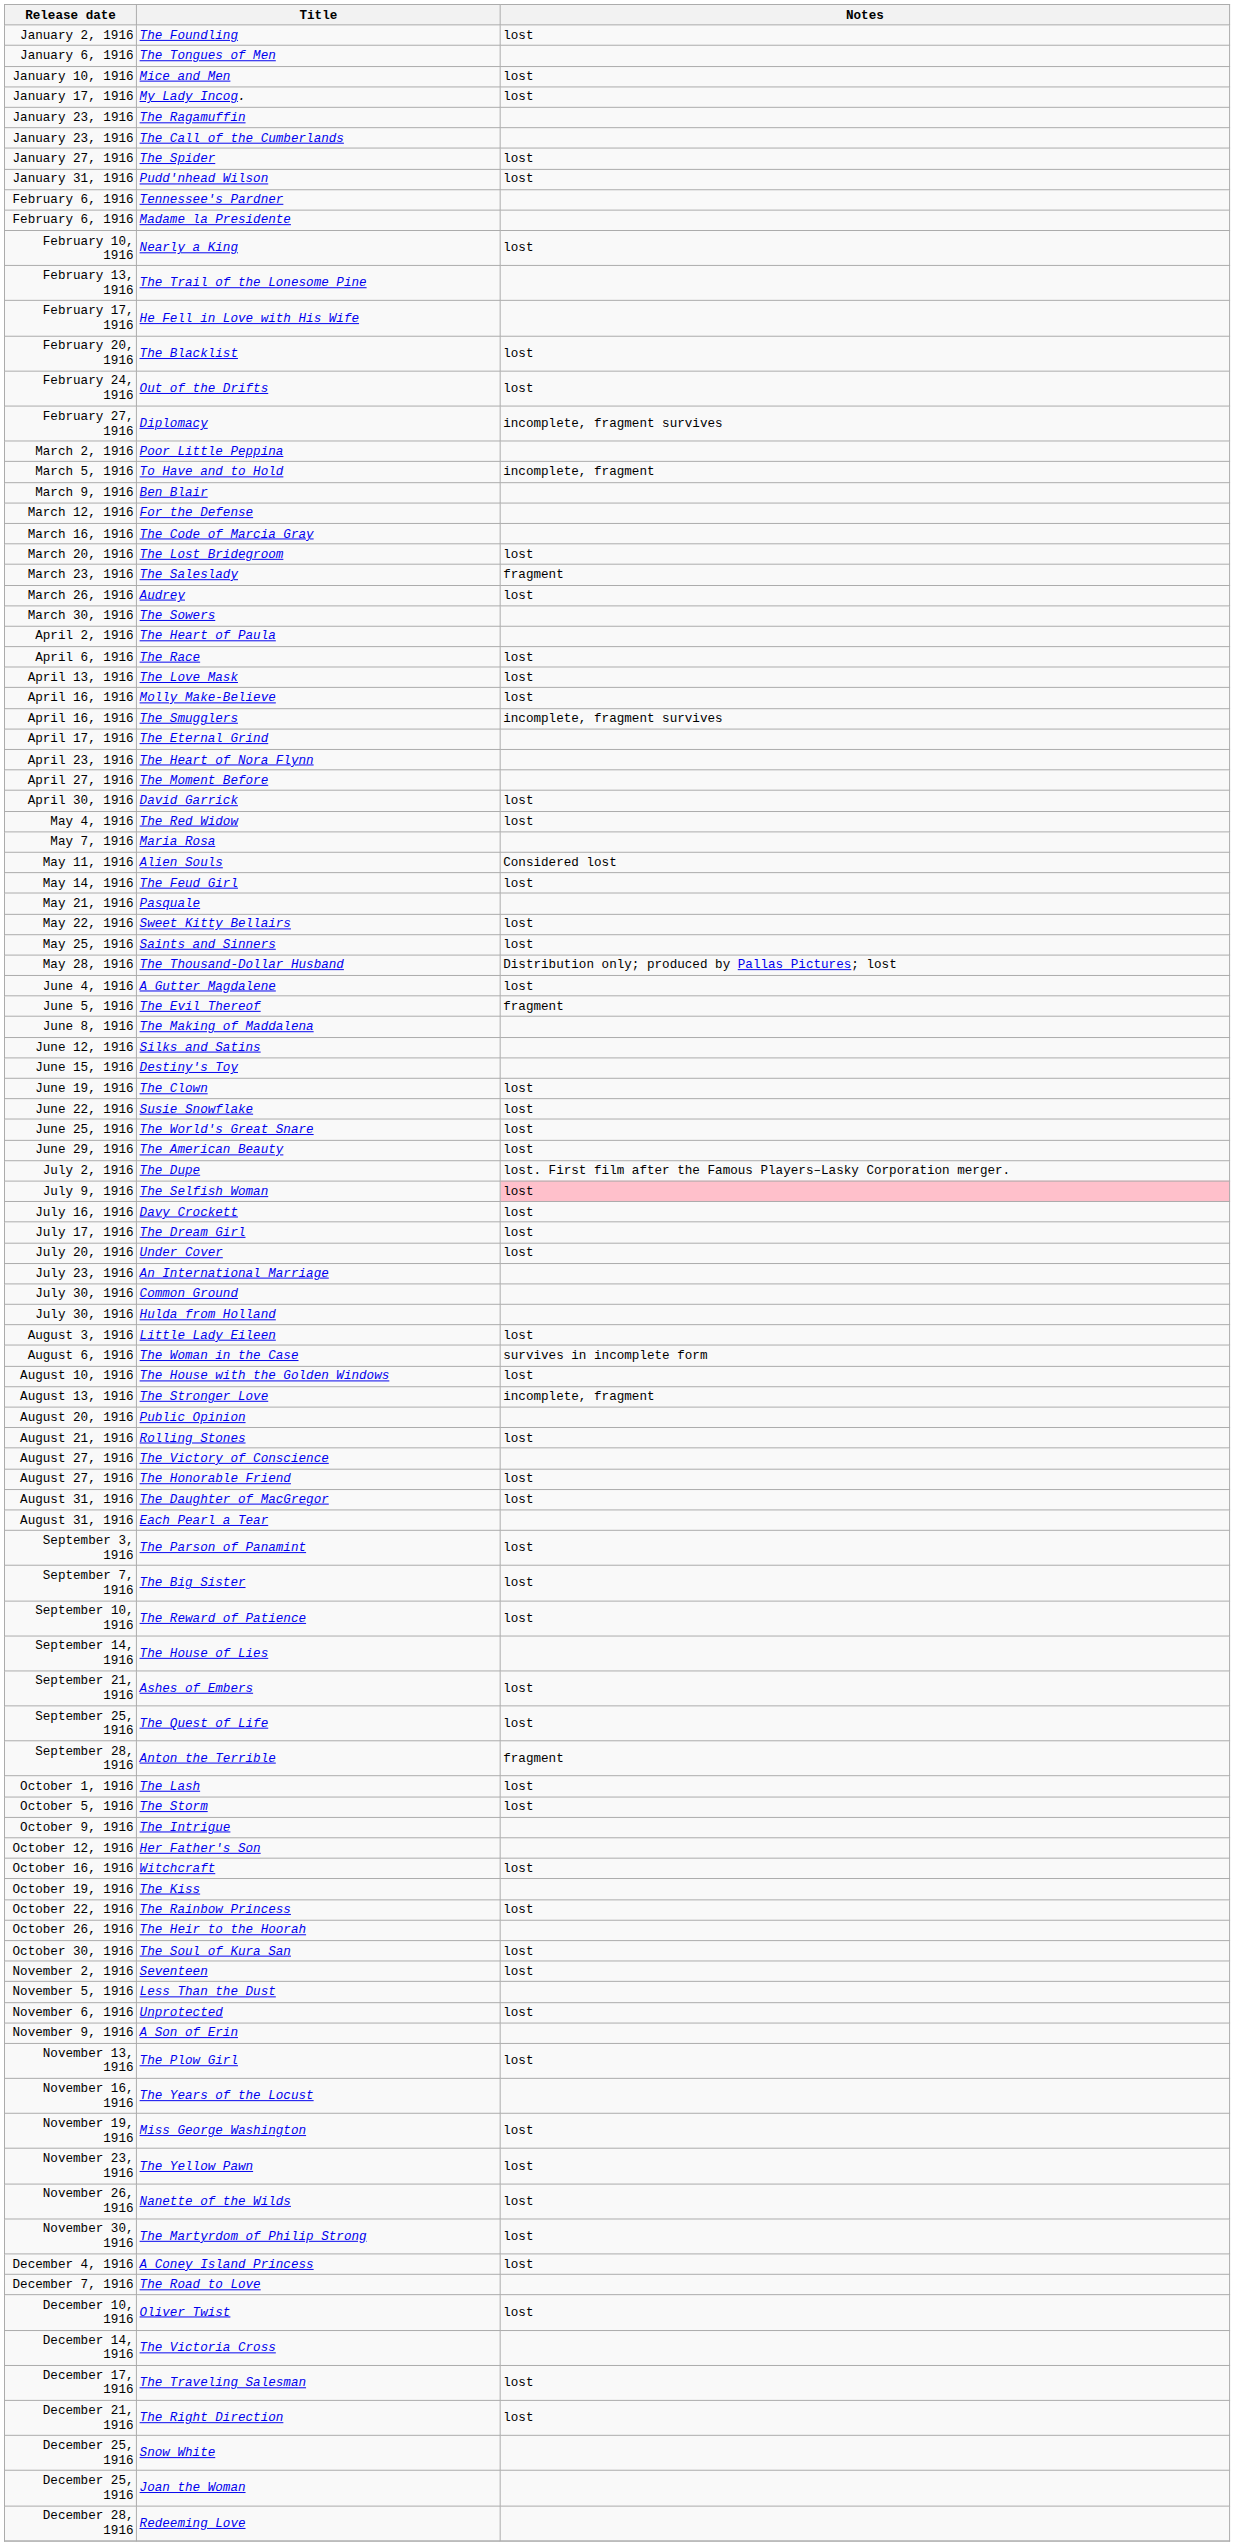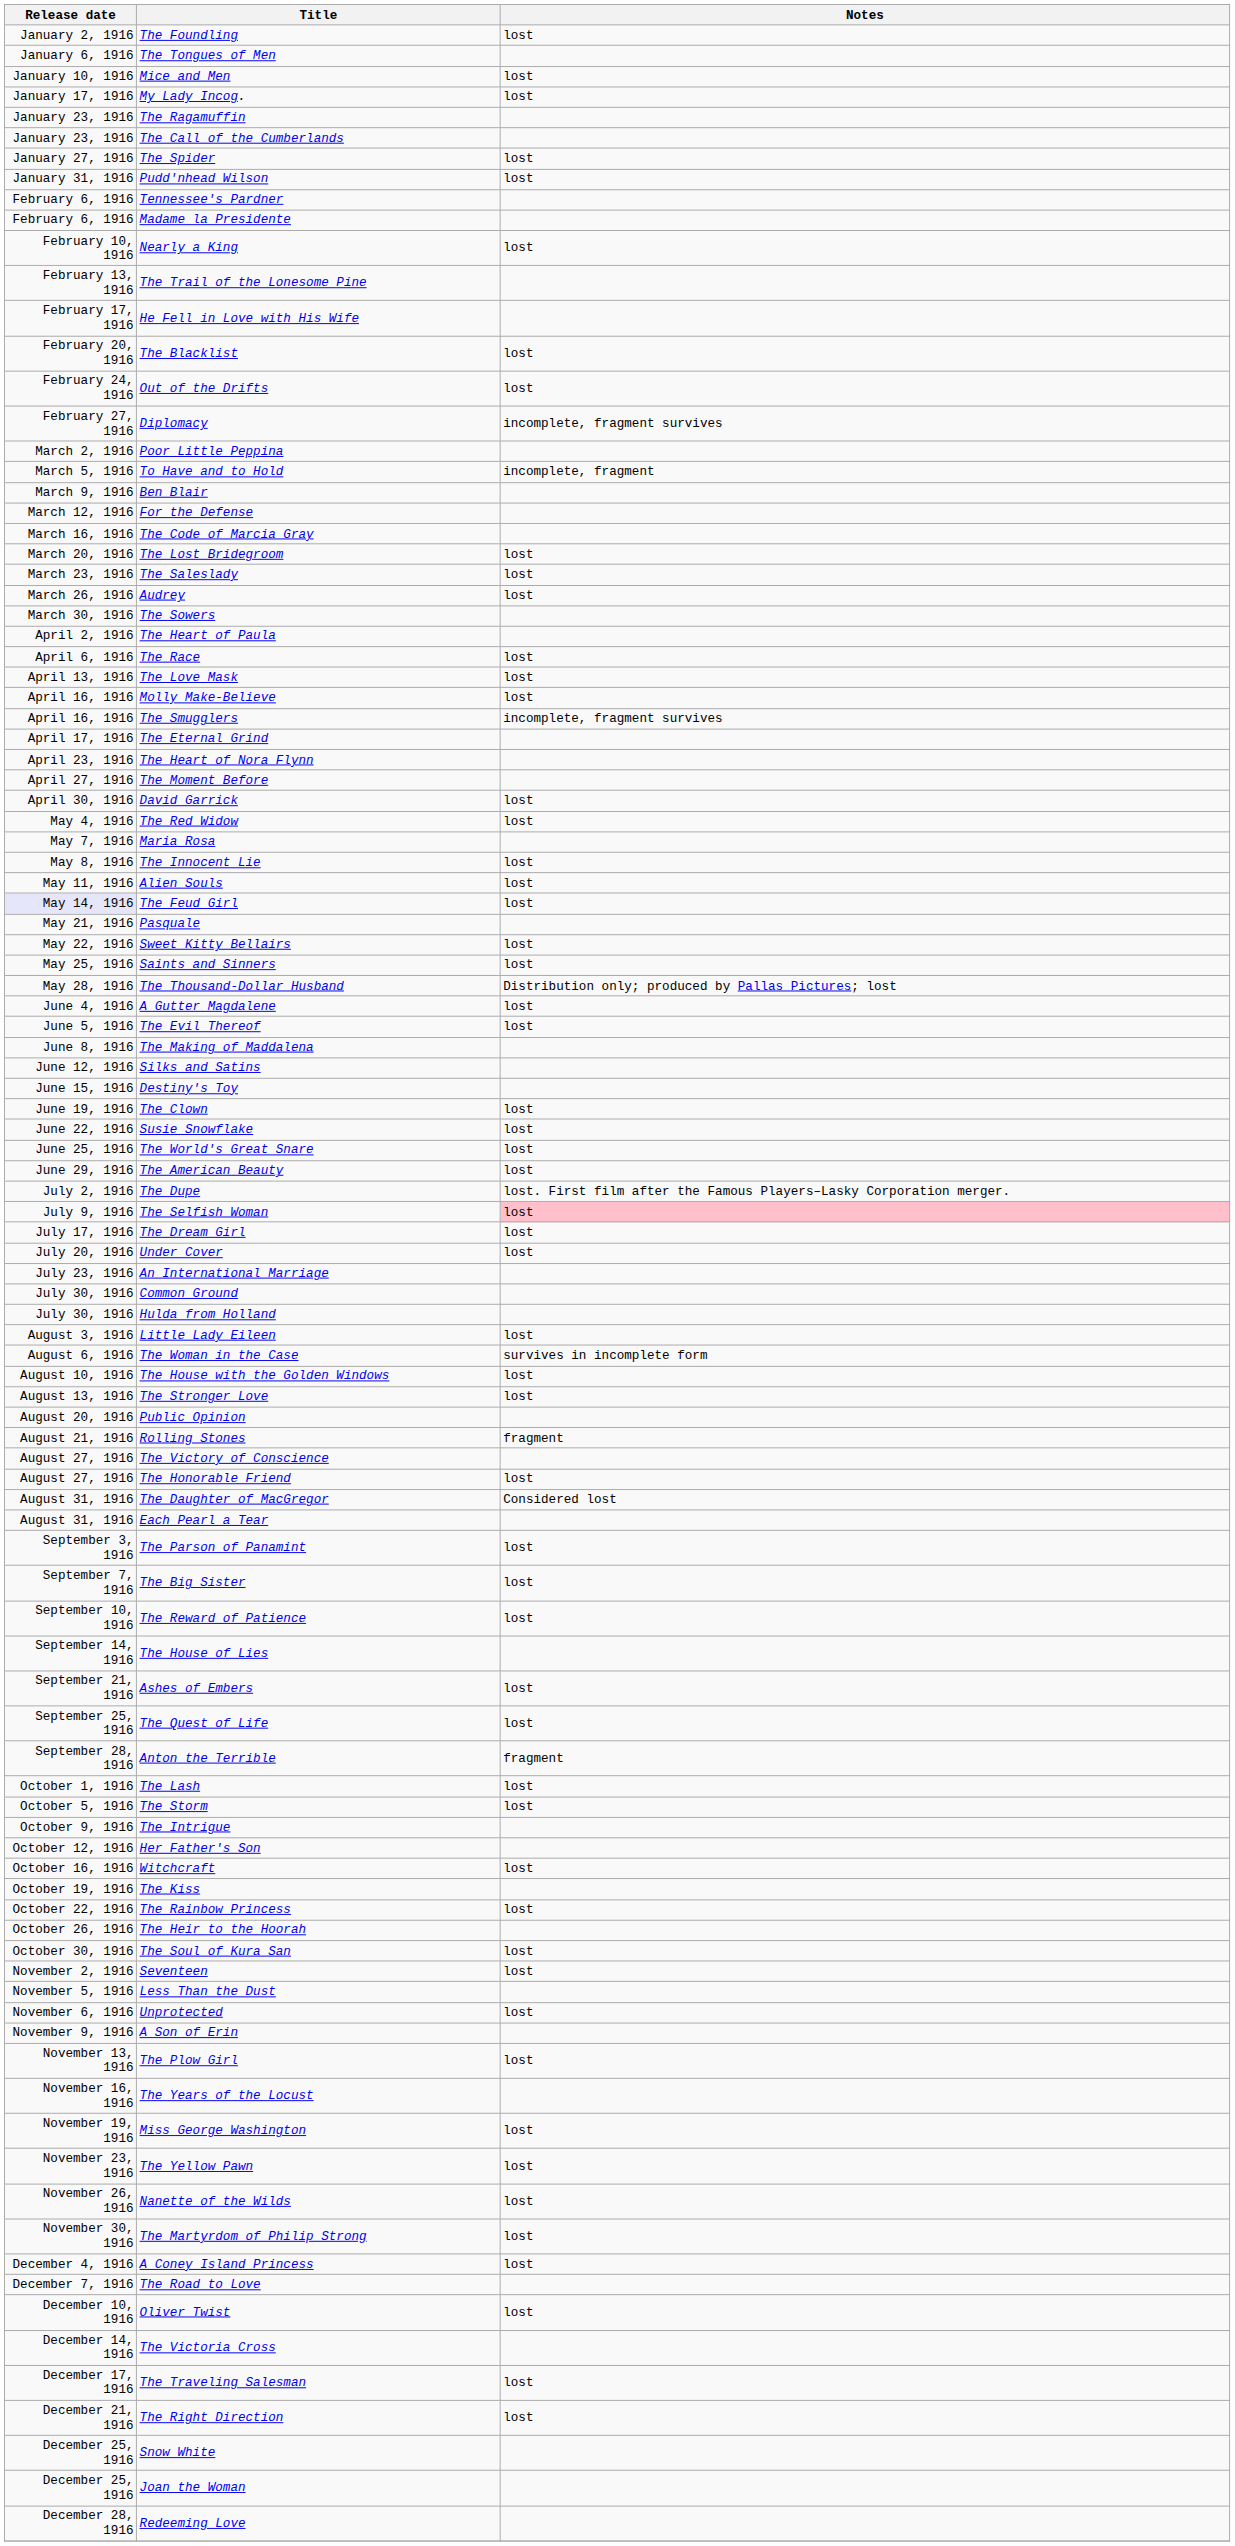(533, 575) fragment -> (518, 575) lost
+ row: (200, 862)
(560, 862) Considered lost -> (518, 883) lost
(88, 883) no background -> (88, 904) lavender background
(533, 1006) fragment -> (518, 1027) lost
- row: (189, 1212)
(579, 1397) incomplete, fragment -> (518, 1397) lost
(518, 1438) lost -> (533, 1438) fragment
(518, 1500) lost -> (560, 1500) Considered lost
